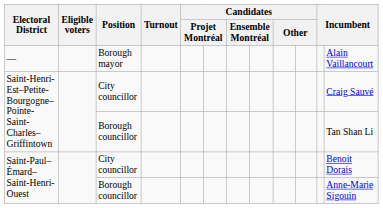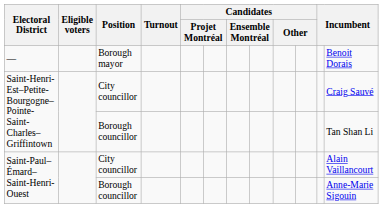(350, 58) Alain Vaillancourt -> (339, 58) Benoit Dorais
(339, 164) Benoit Dorais -> (350, 164) Alain Vaillancourt
